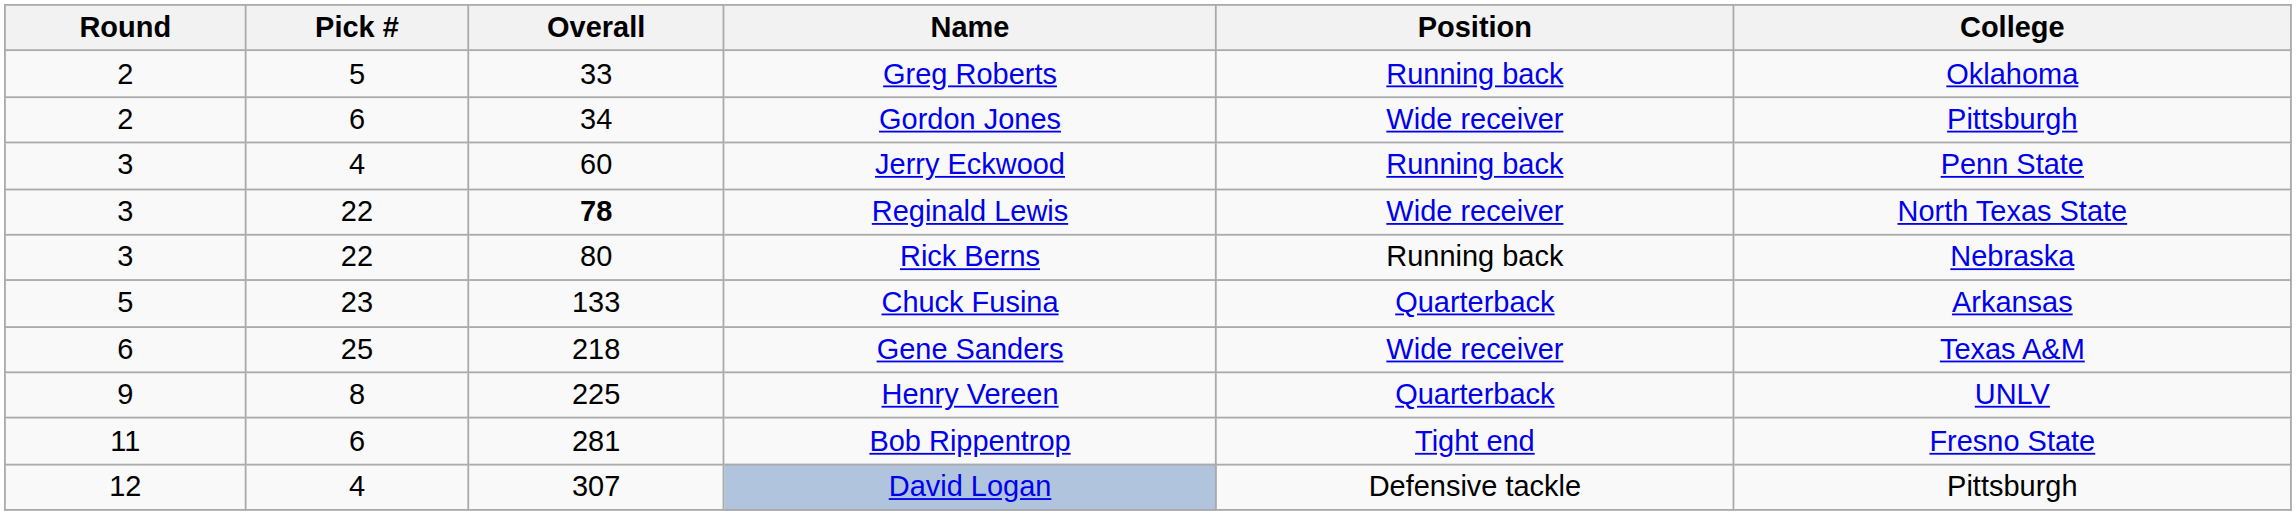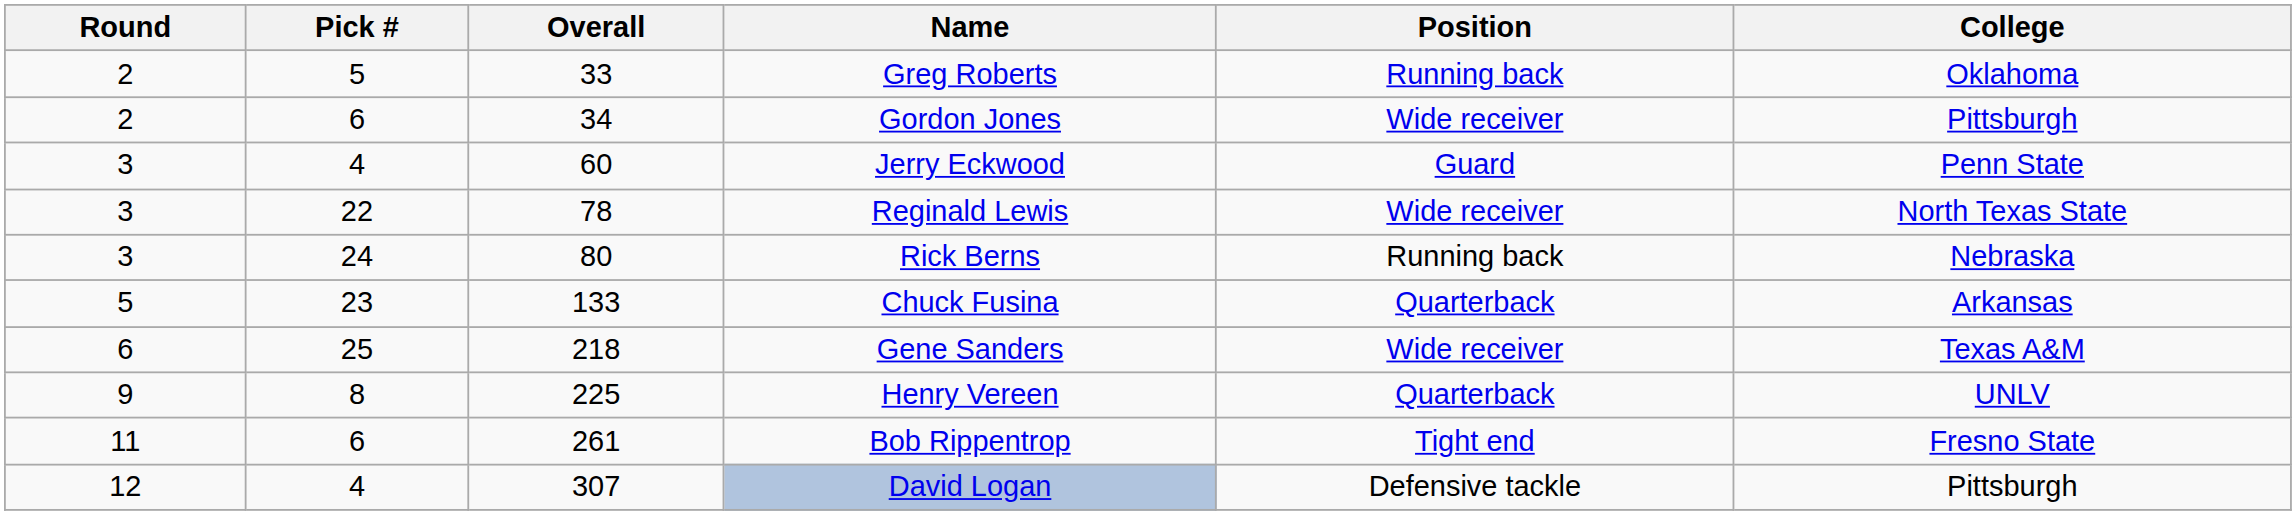(1475, 165) Running back -> (1475, 165) Guard
(596, 211) bold -> (596, 211) normal
(357, 257) 22 -> (357, 257) 24
(596, 440) 281 -> (596, 440) 261
